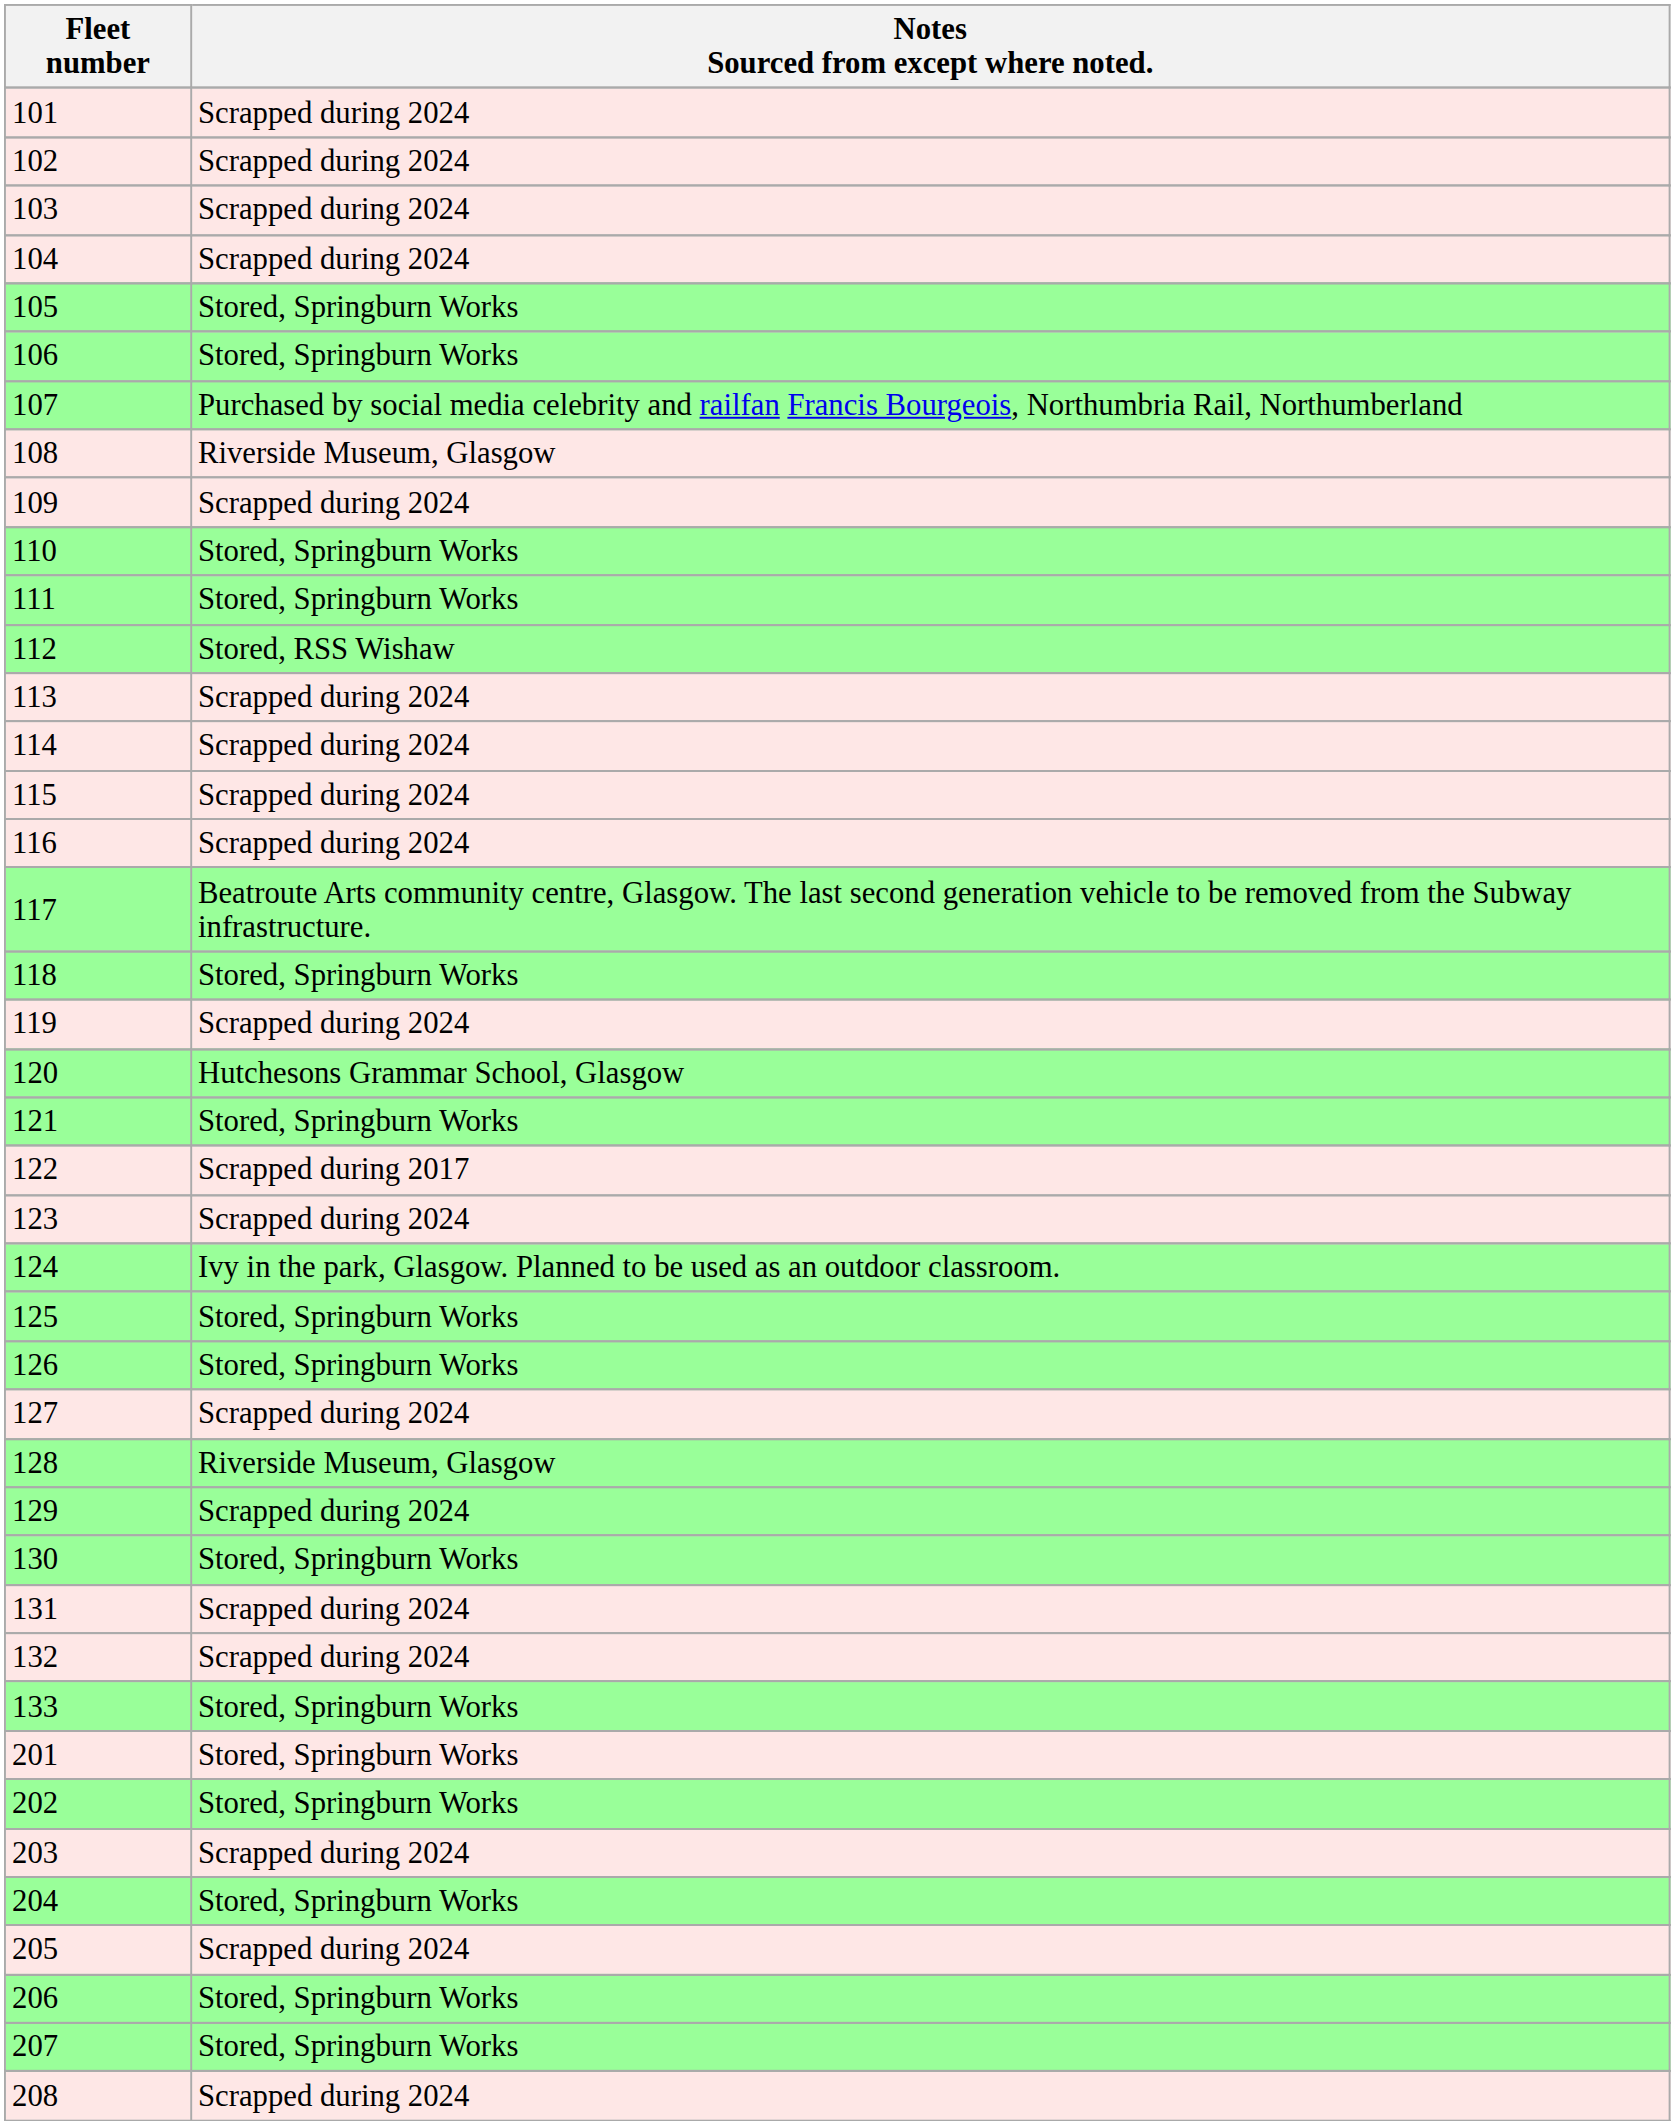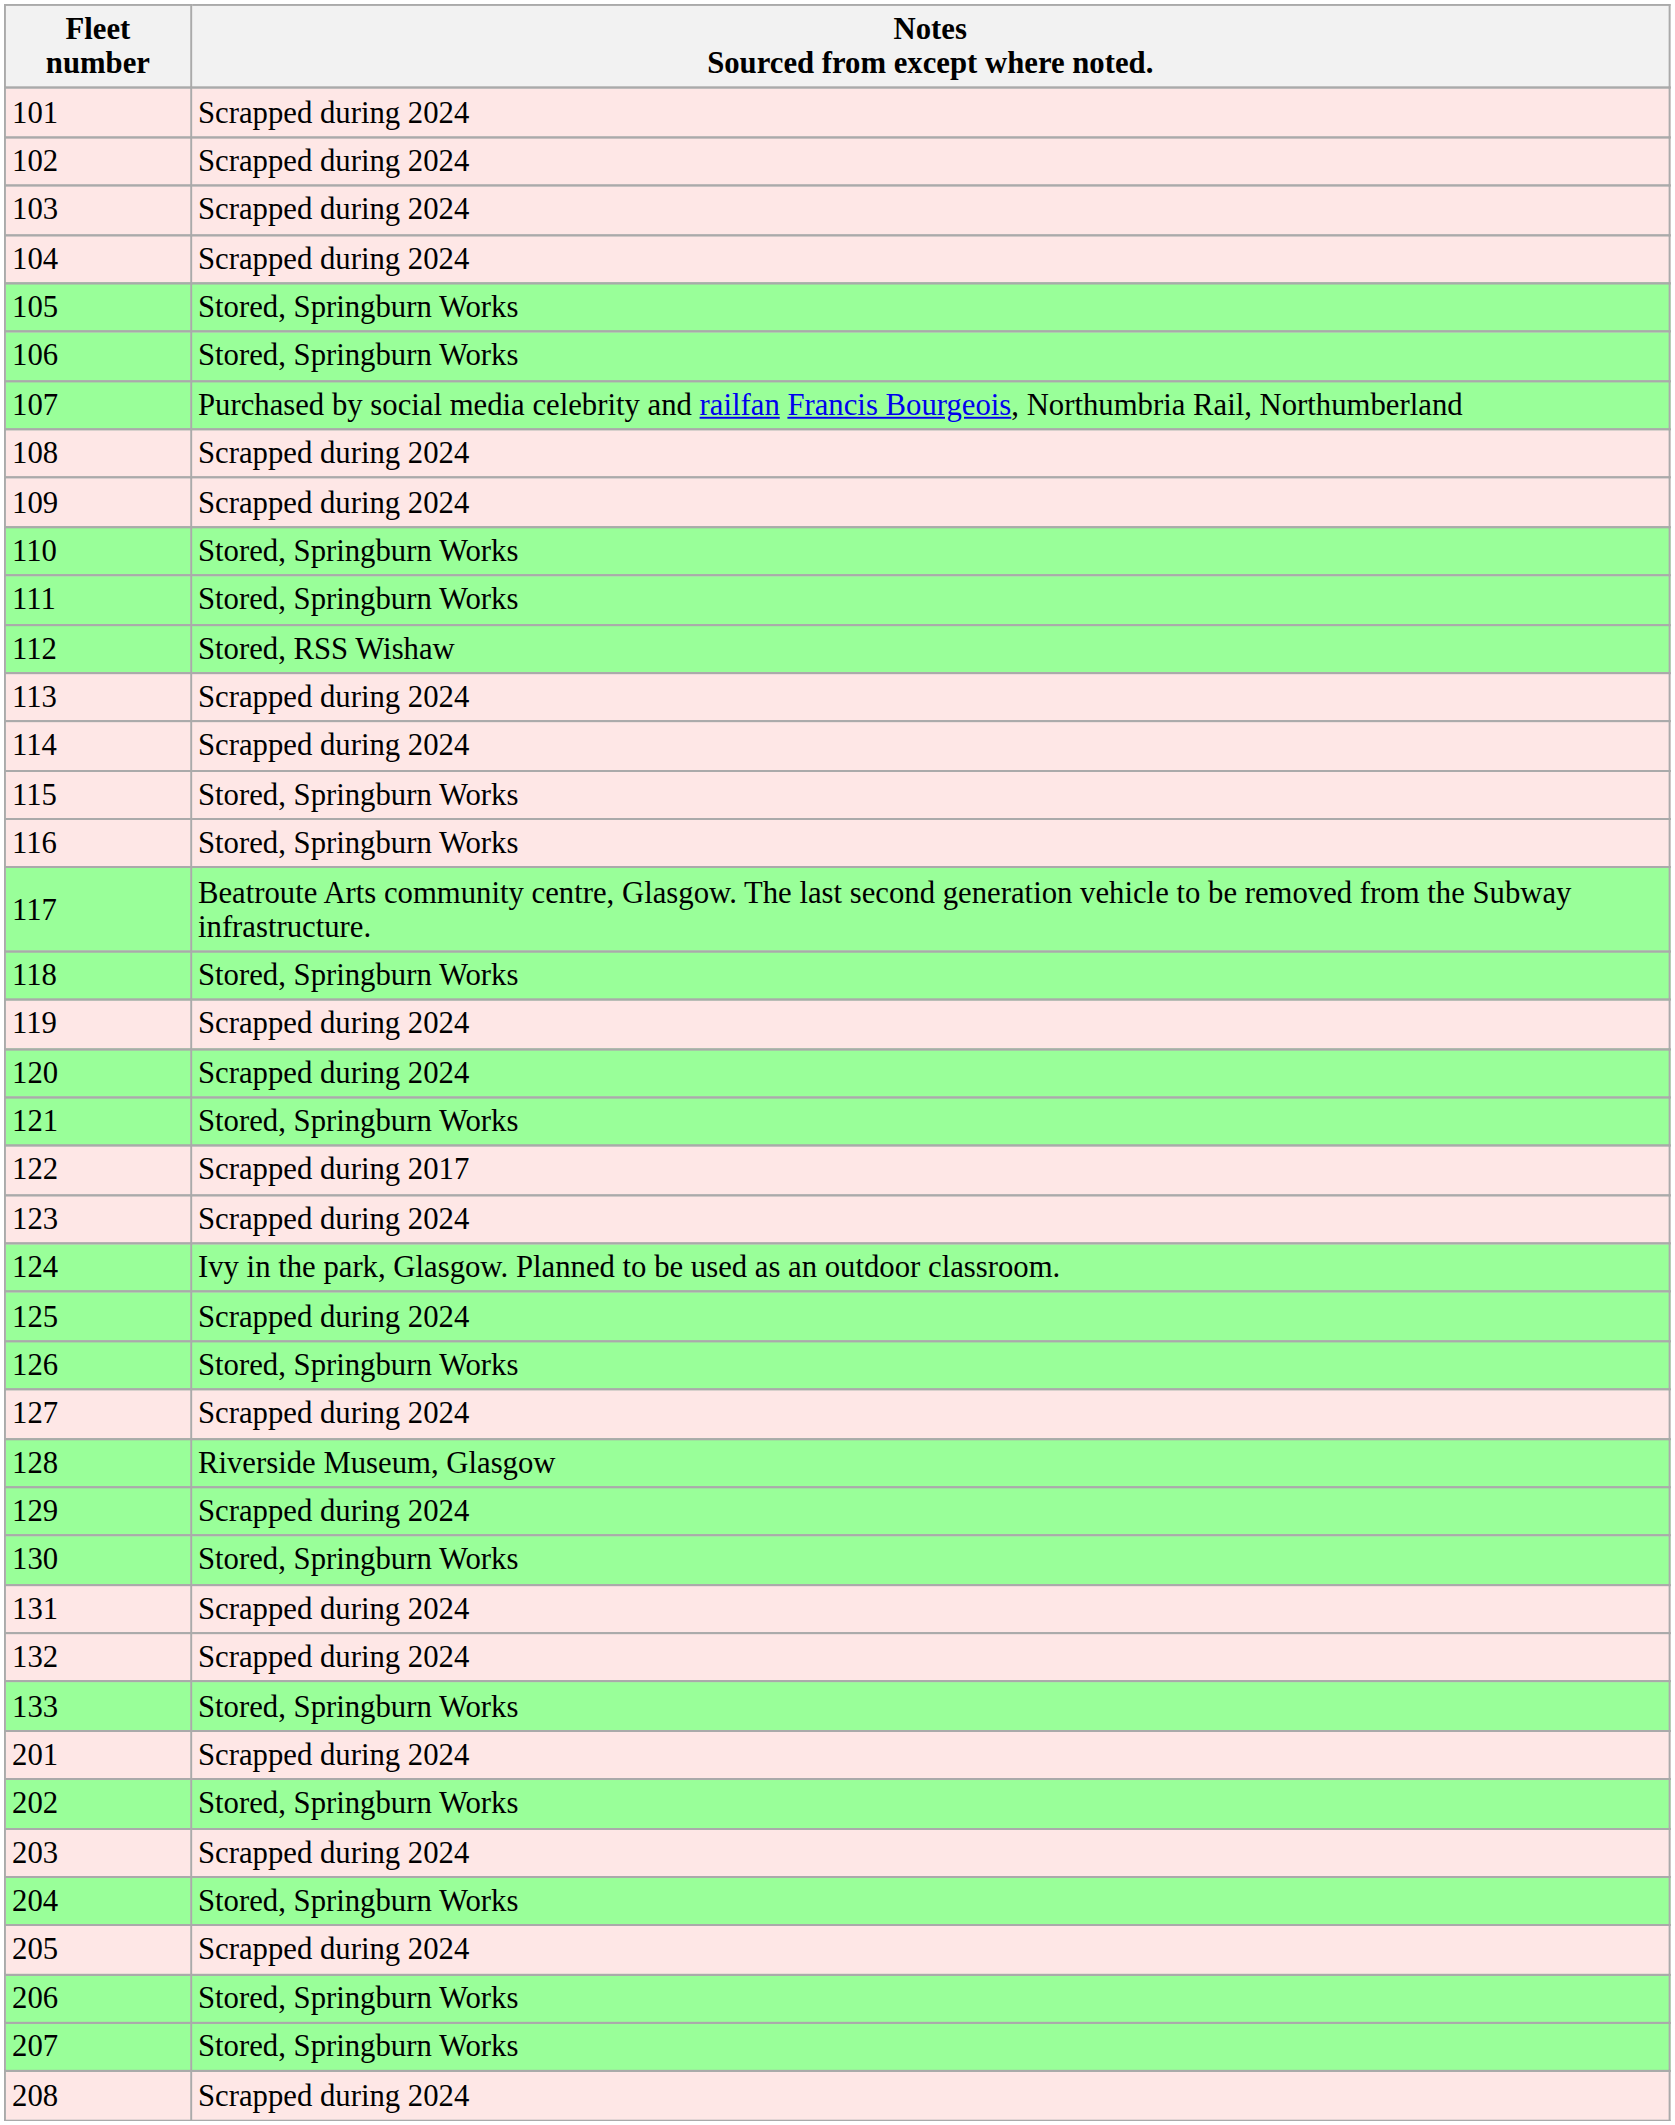(377, 453) Riverside Museum, Glasgow -> (334, 453) Scrapped during 2024
(334, 794) Scrapped during 2024 -> (358, 794) Stored, Springburn Works
(334, 842) Scrapped during 2024 -> (358, 842) Stored, Springburn Works
(441, 1072) Hutchesons Grammar School, Glasgow -> (334, 1072) Scrapped during 2024
(358, 1315) Stored, Springburn Works -> (334, 1315) Scrapped during 2024
(358, 1754) Stored, Springburn Works -> (334, 1754) Scrapped during 2024
